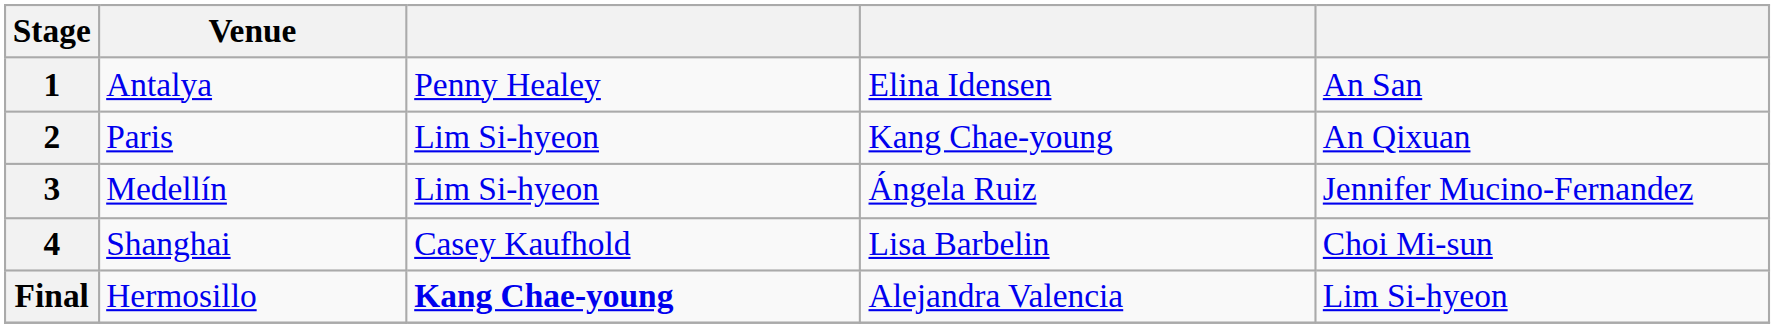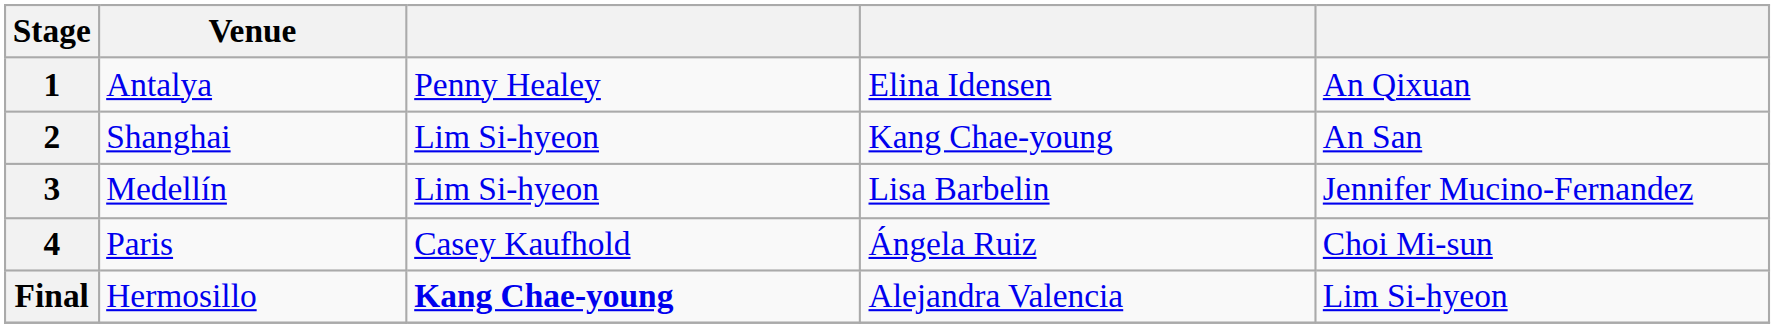(1373, 84) An San -> (1397, 84) An Qixuan
(140, 137) Paris -> (168, 137) Shanghai
(1397, 137) An Qixuan -> (1373, 137) An San
(953, 190) Ángela Ruiz -> (959, 190) Lisa Barbelin
(168, 243) Shanghai -> (140, 243) Paris
(959, 243) Lisa Barbelin -> (953, 243) Ángela Ruiz
